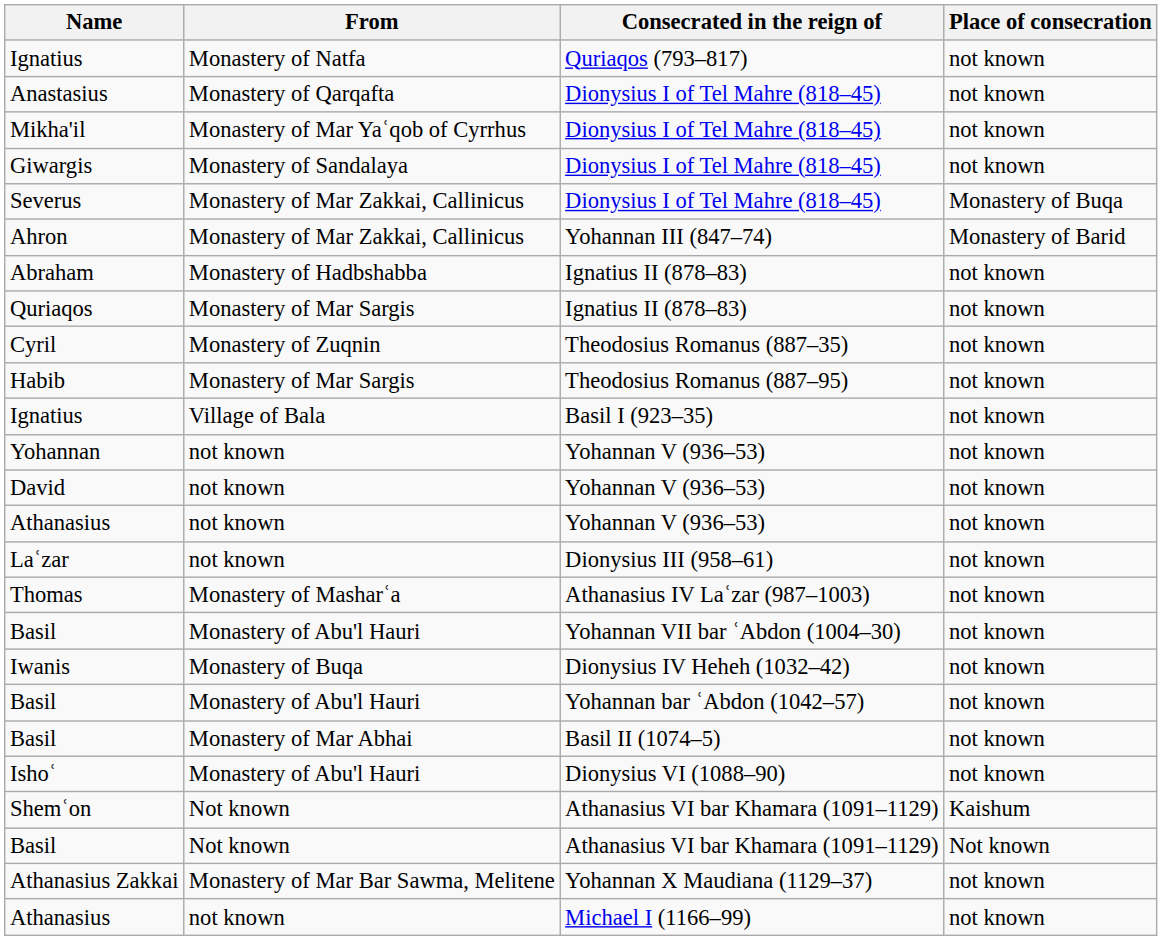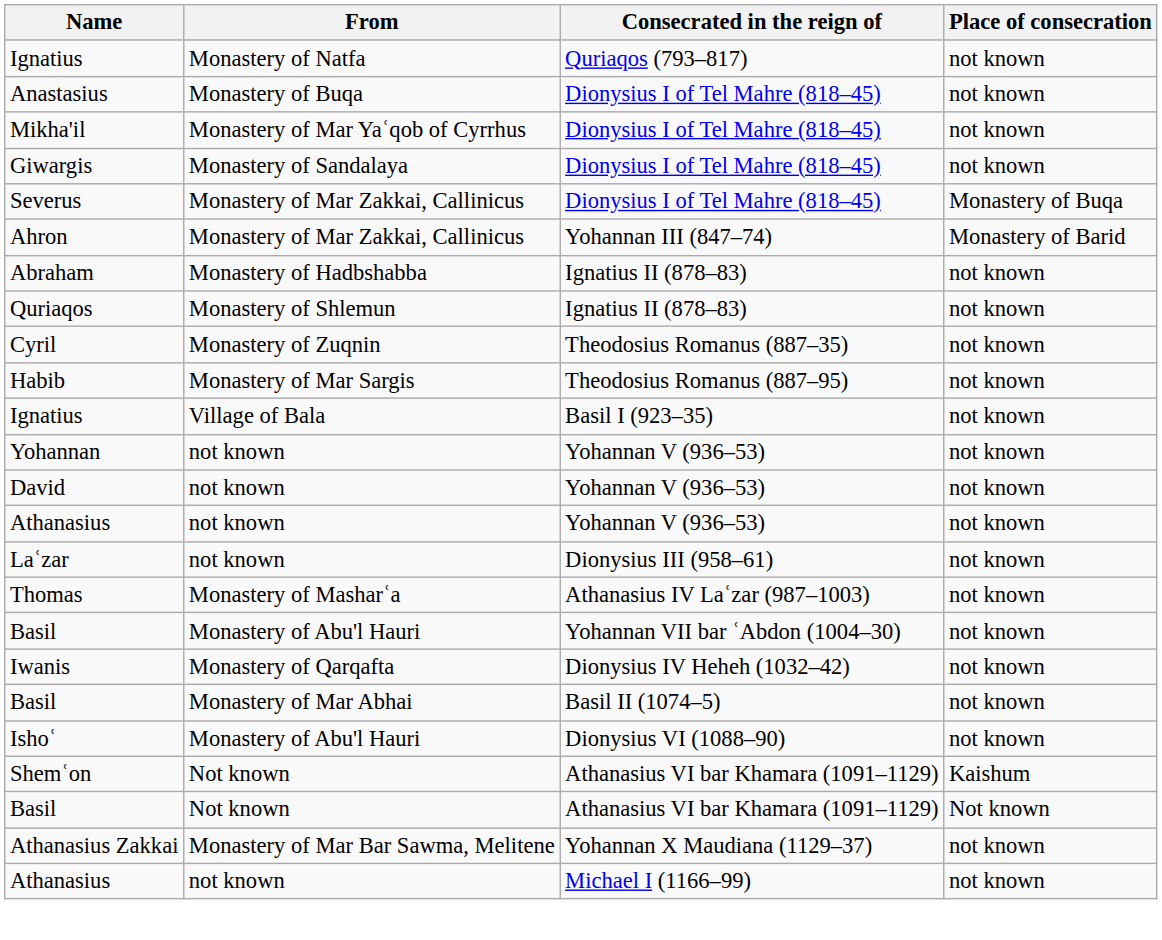(292, 93) Monastery of Qarqafta -> (276, 93) Monastery of Buqa
(302, 308) Monastery of Mar Sargis -> (292, 308) Monastery of Shlemun
(276, 666) Monastery of Buqa -> (292, 666) Monastery of Qarqafta
- row: (33, 702)
